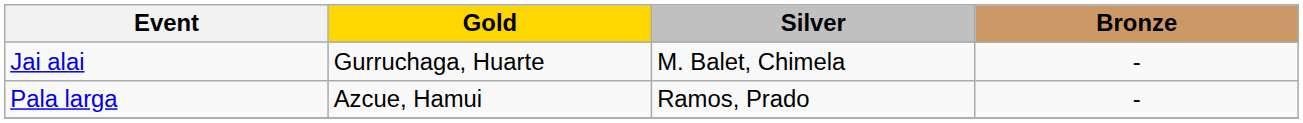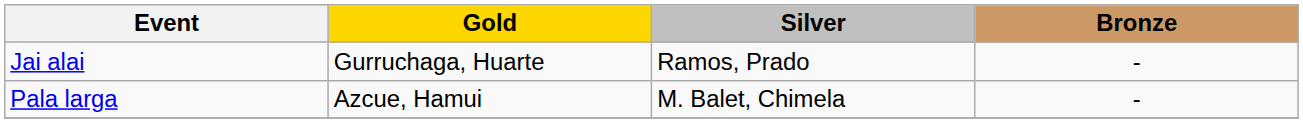(751, 61) M. Balet, Chimela -> (733, 61) Ramos, Prado
(733, 99) Ramos, Prado -> (751, 99) M. Balet, Chimela
